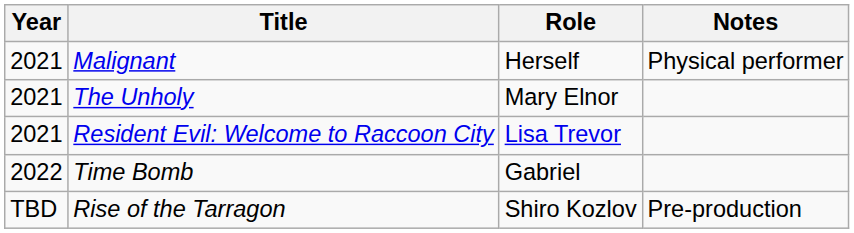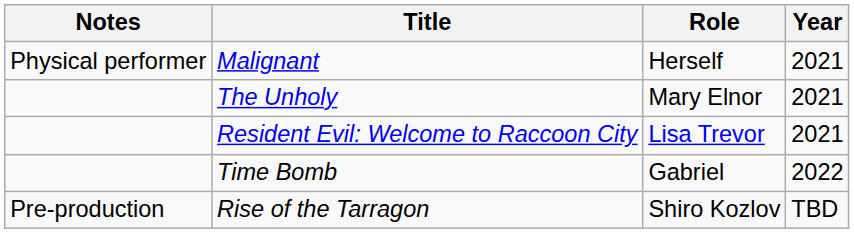columns swapped: (36, 23) <-> (746, 23)
